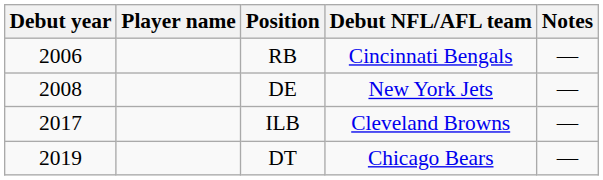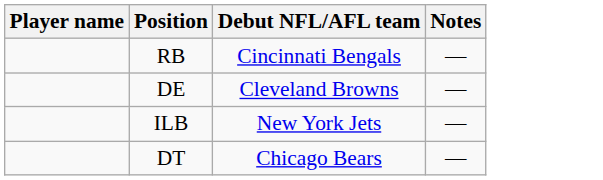- column: (61, 21)
(431, 89) New York Jets -> (319, 89) Cleveland Browns
(431, 123) Cleveland Browns -> (319, 123) New York Jets
